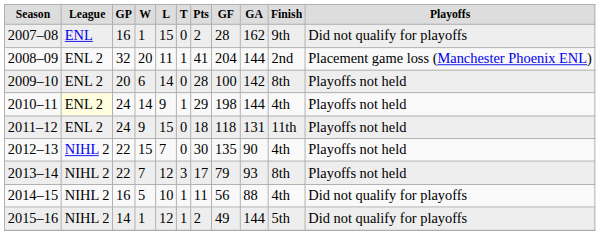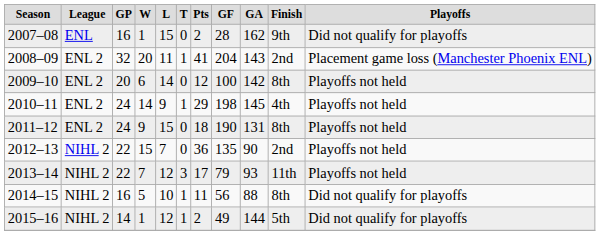(254, 58) 144 -> (254, 58) 143
(201, 81) 28 -> (201, 81) 12
(84, 104) lightyellow background -> (84, 104) no background
(254, 104) 144 -> (254, 104) 145
(226, 127) 118 -> (226, 127) 190
(284, 127) 11th -> (281, 127) 8th
(201, 150) 30 -> (201, 150) 36
(281, 150) 4th -> (282, 150) 2nd
(281, 172) 8th -> (284, 172) 11th
(281, 195) 4th -> (281, 195) 8th
